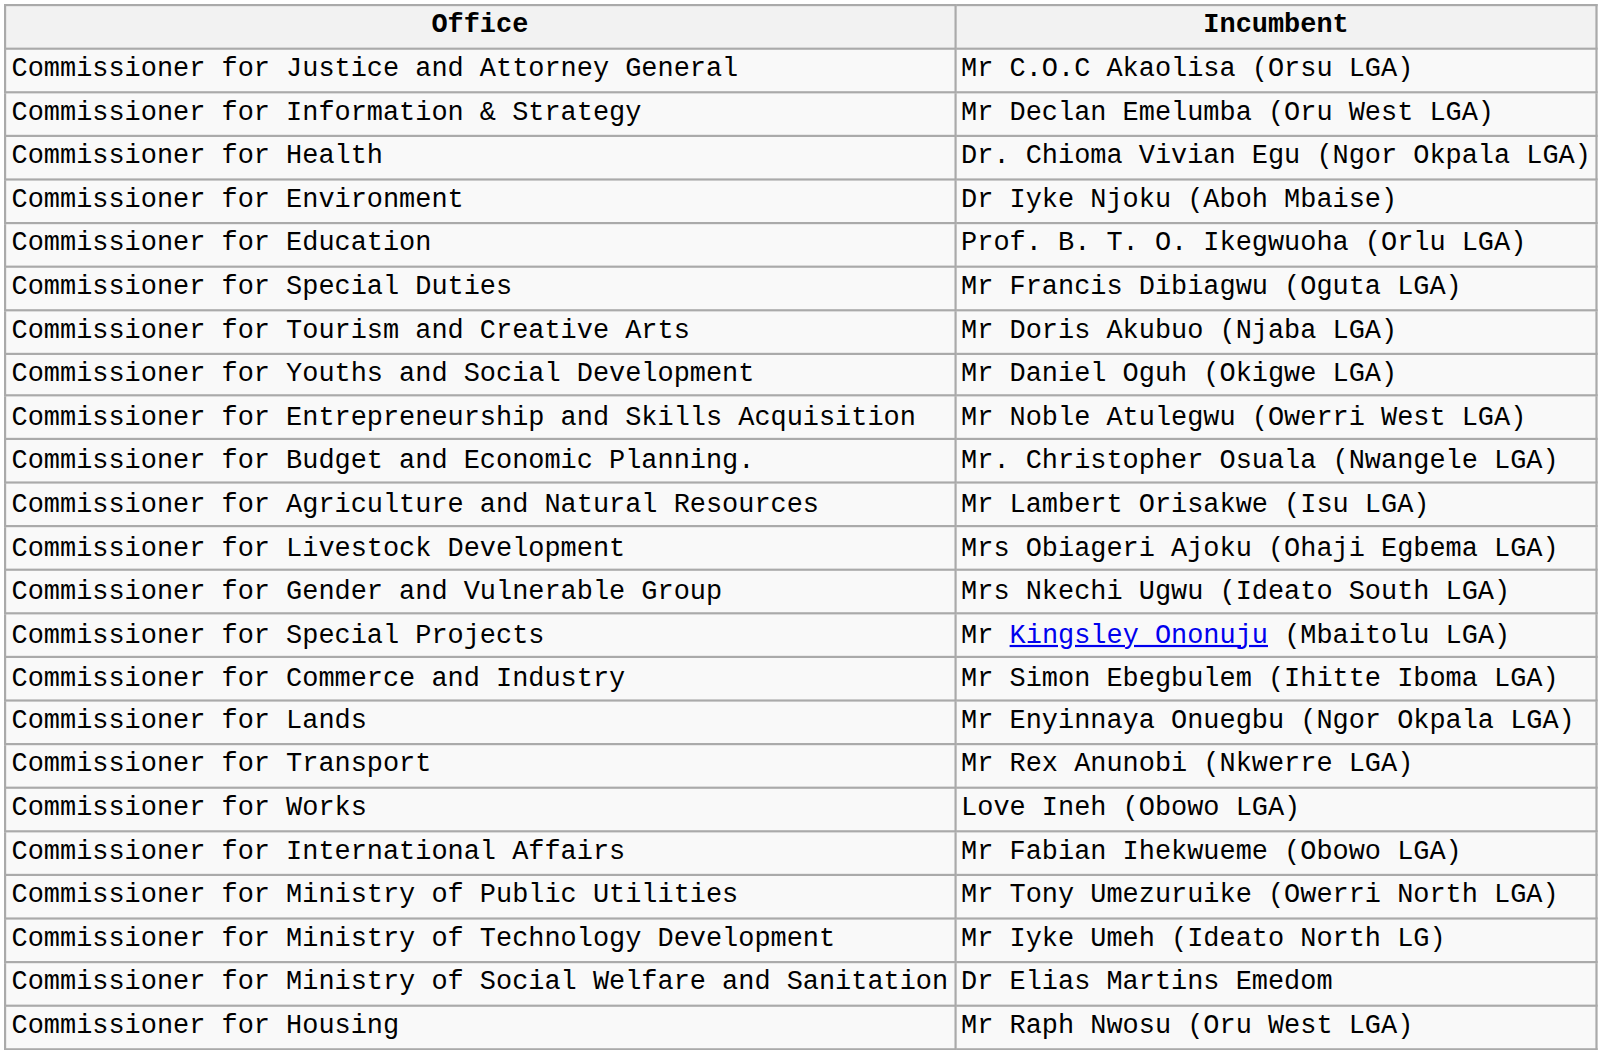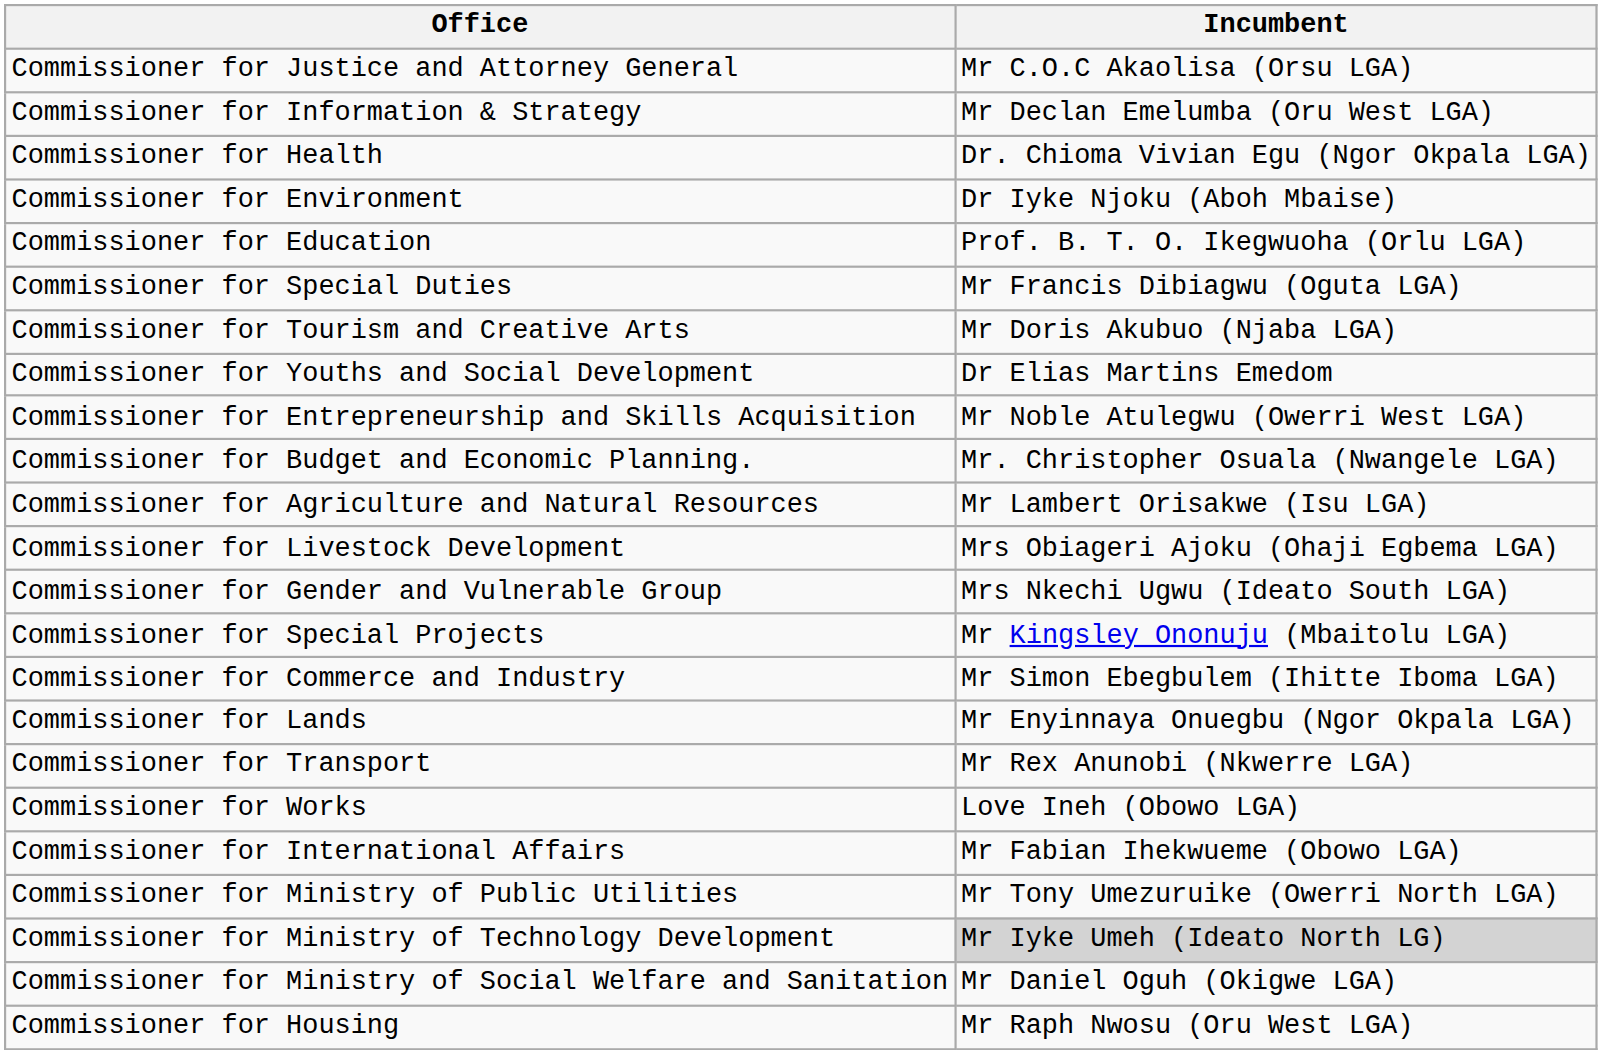(1179, 375) Mr Daniel Oguh (Okigwe LGA) -> (1147, 375) Dr Elias Martins Emedom
(1203, 940) no background -> (1203, 940) lightgrey background
(1147, 983) Dr Elias Martins Emedom -> (1179, 983) Mr Daniel Oguh (Okigwe LGA)
